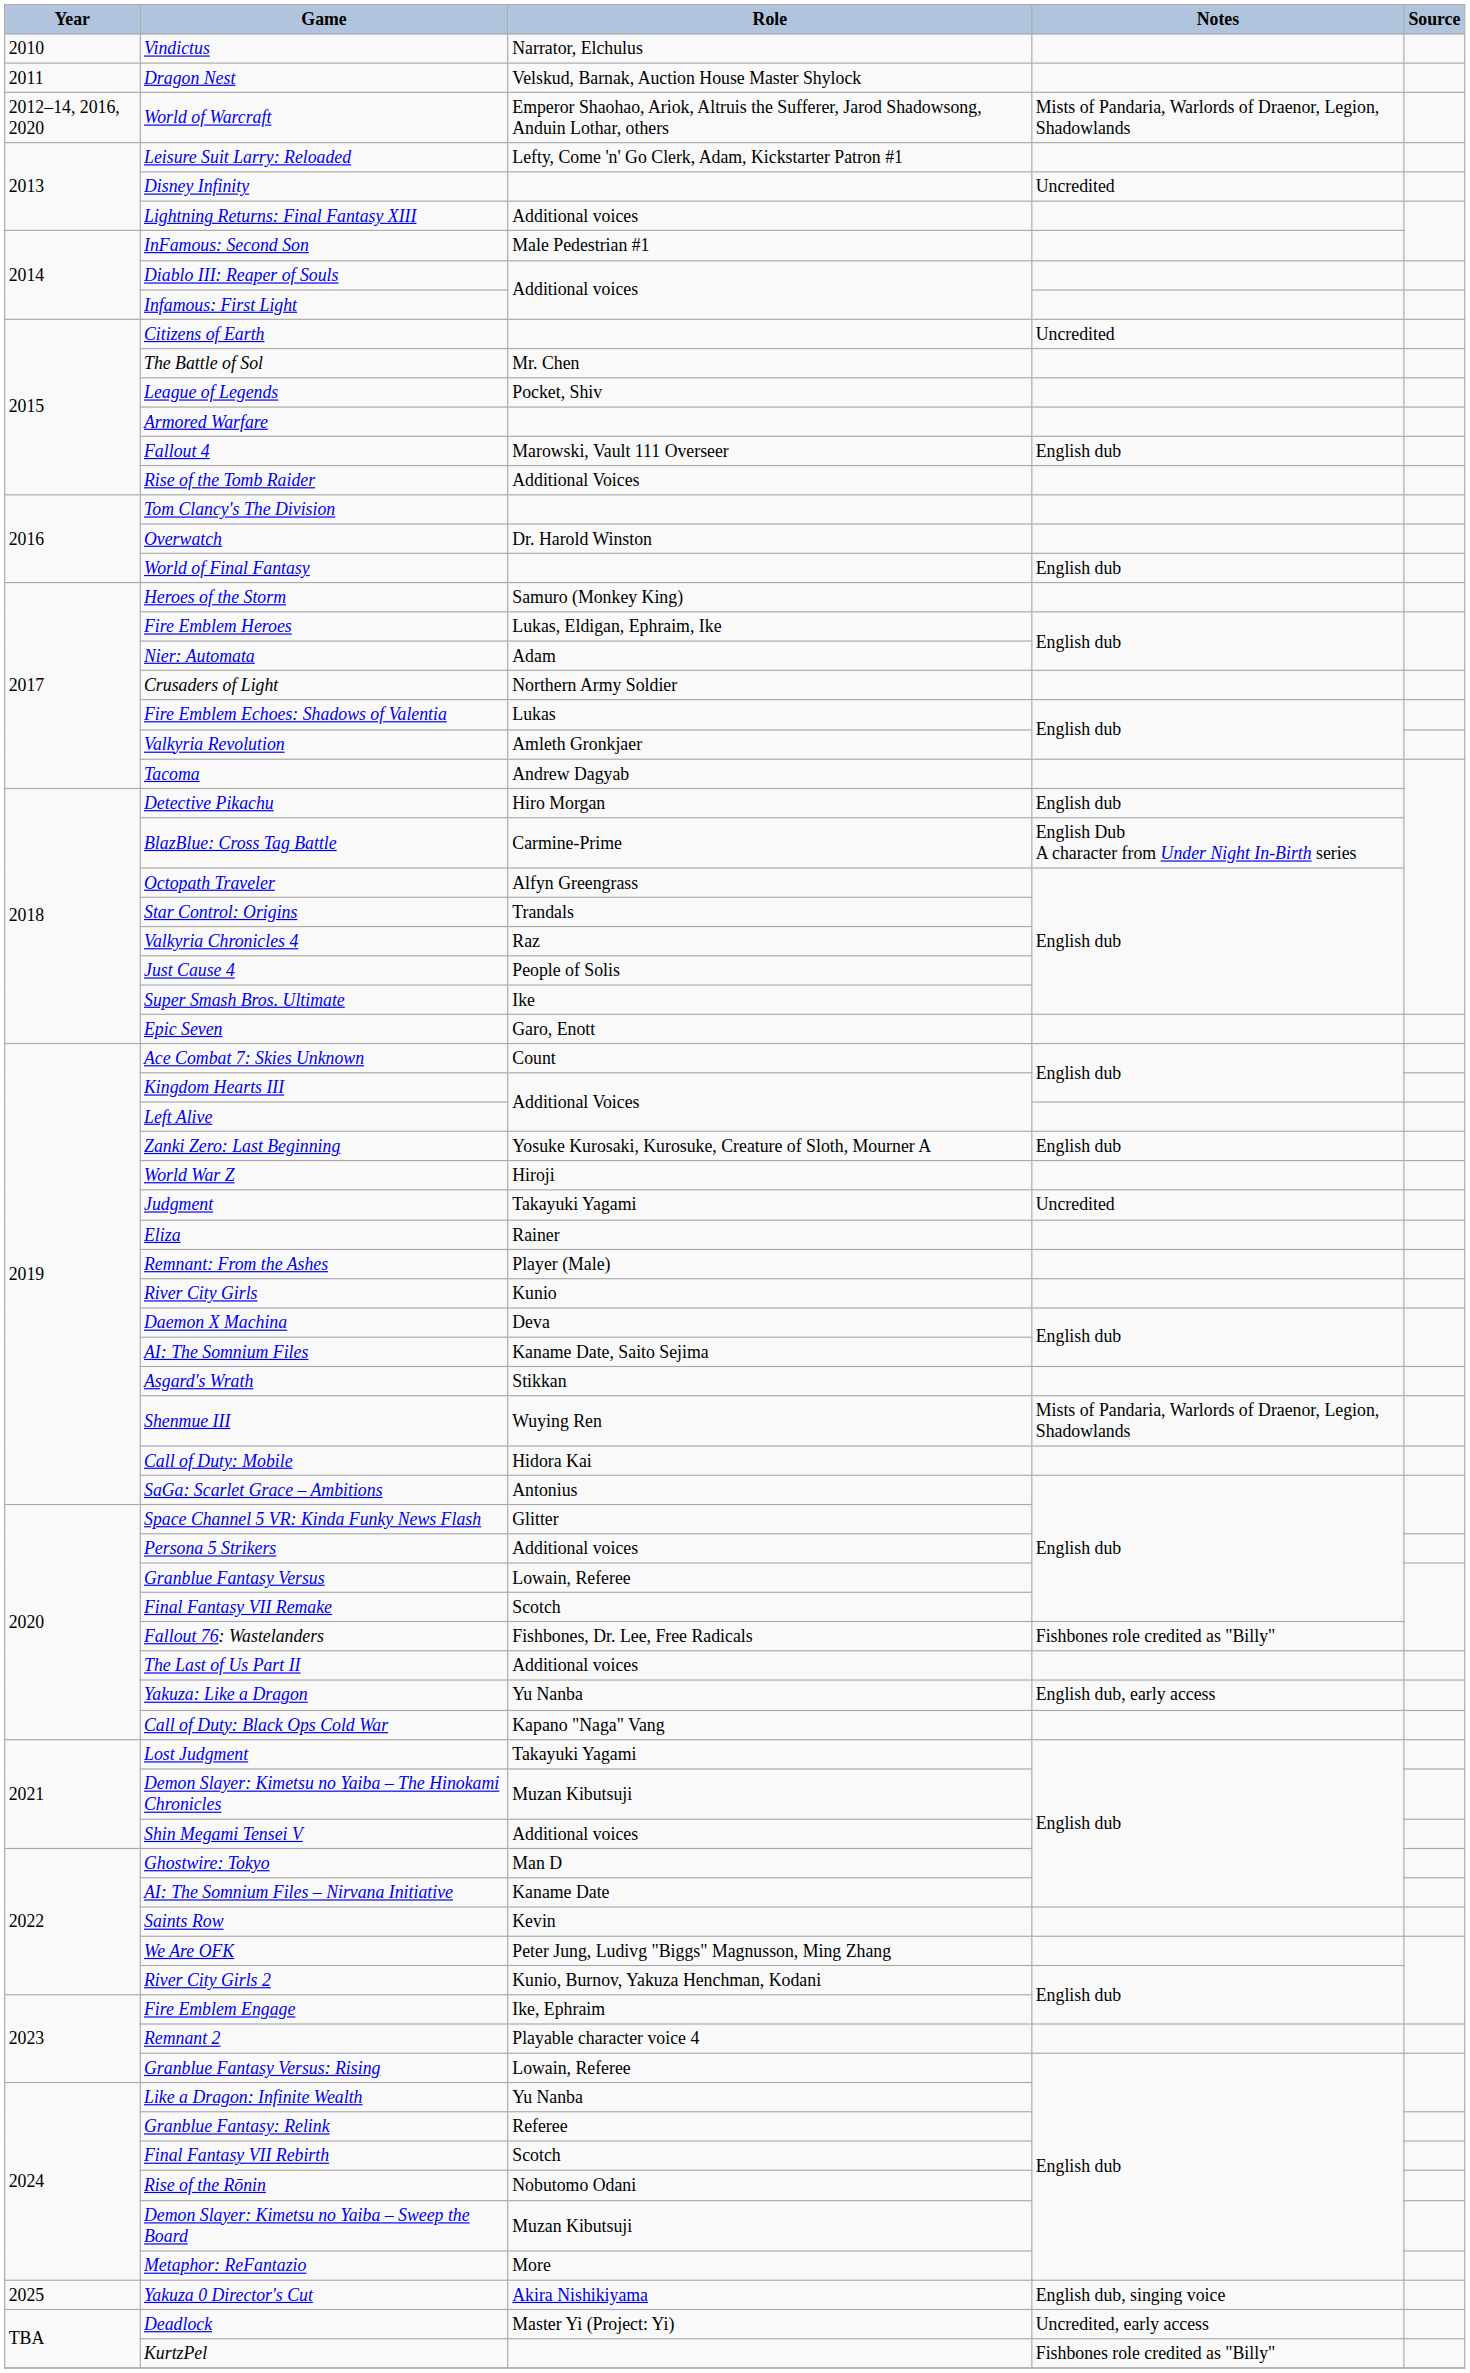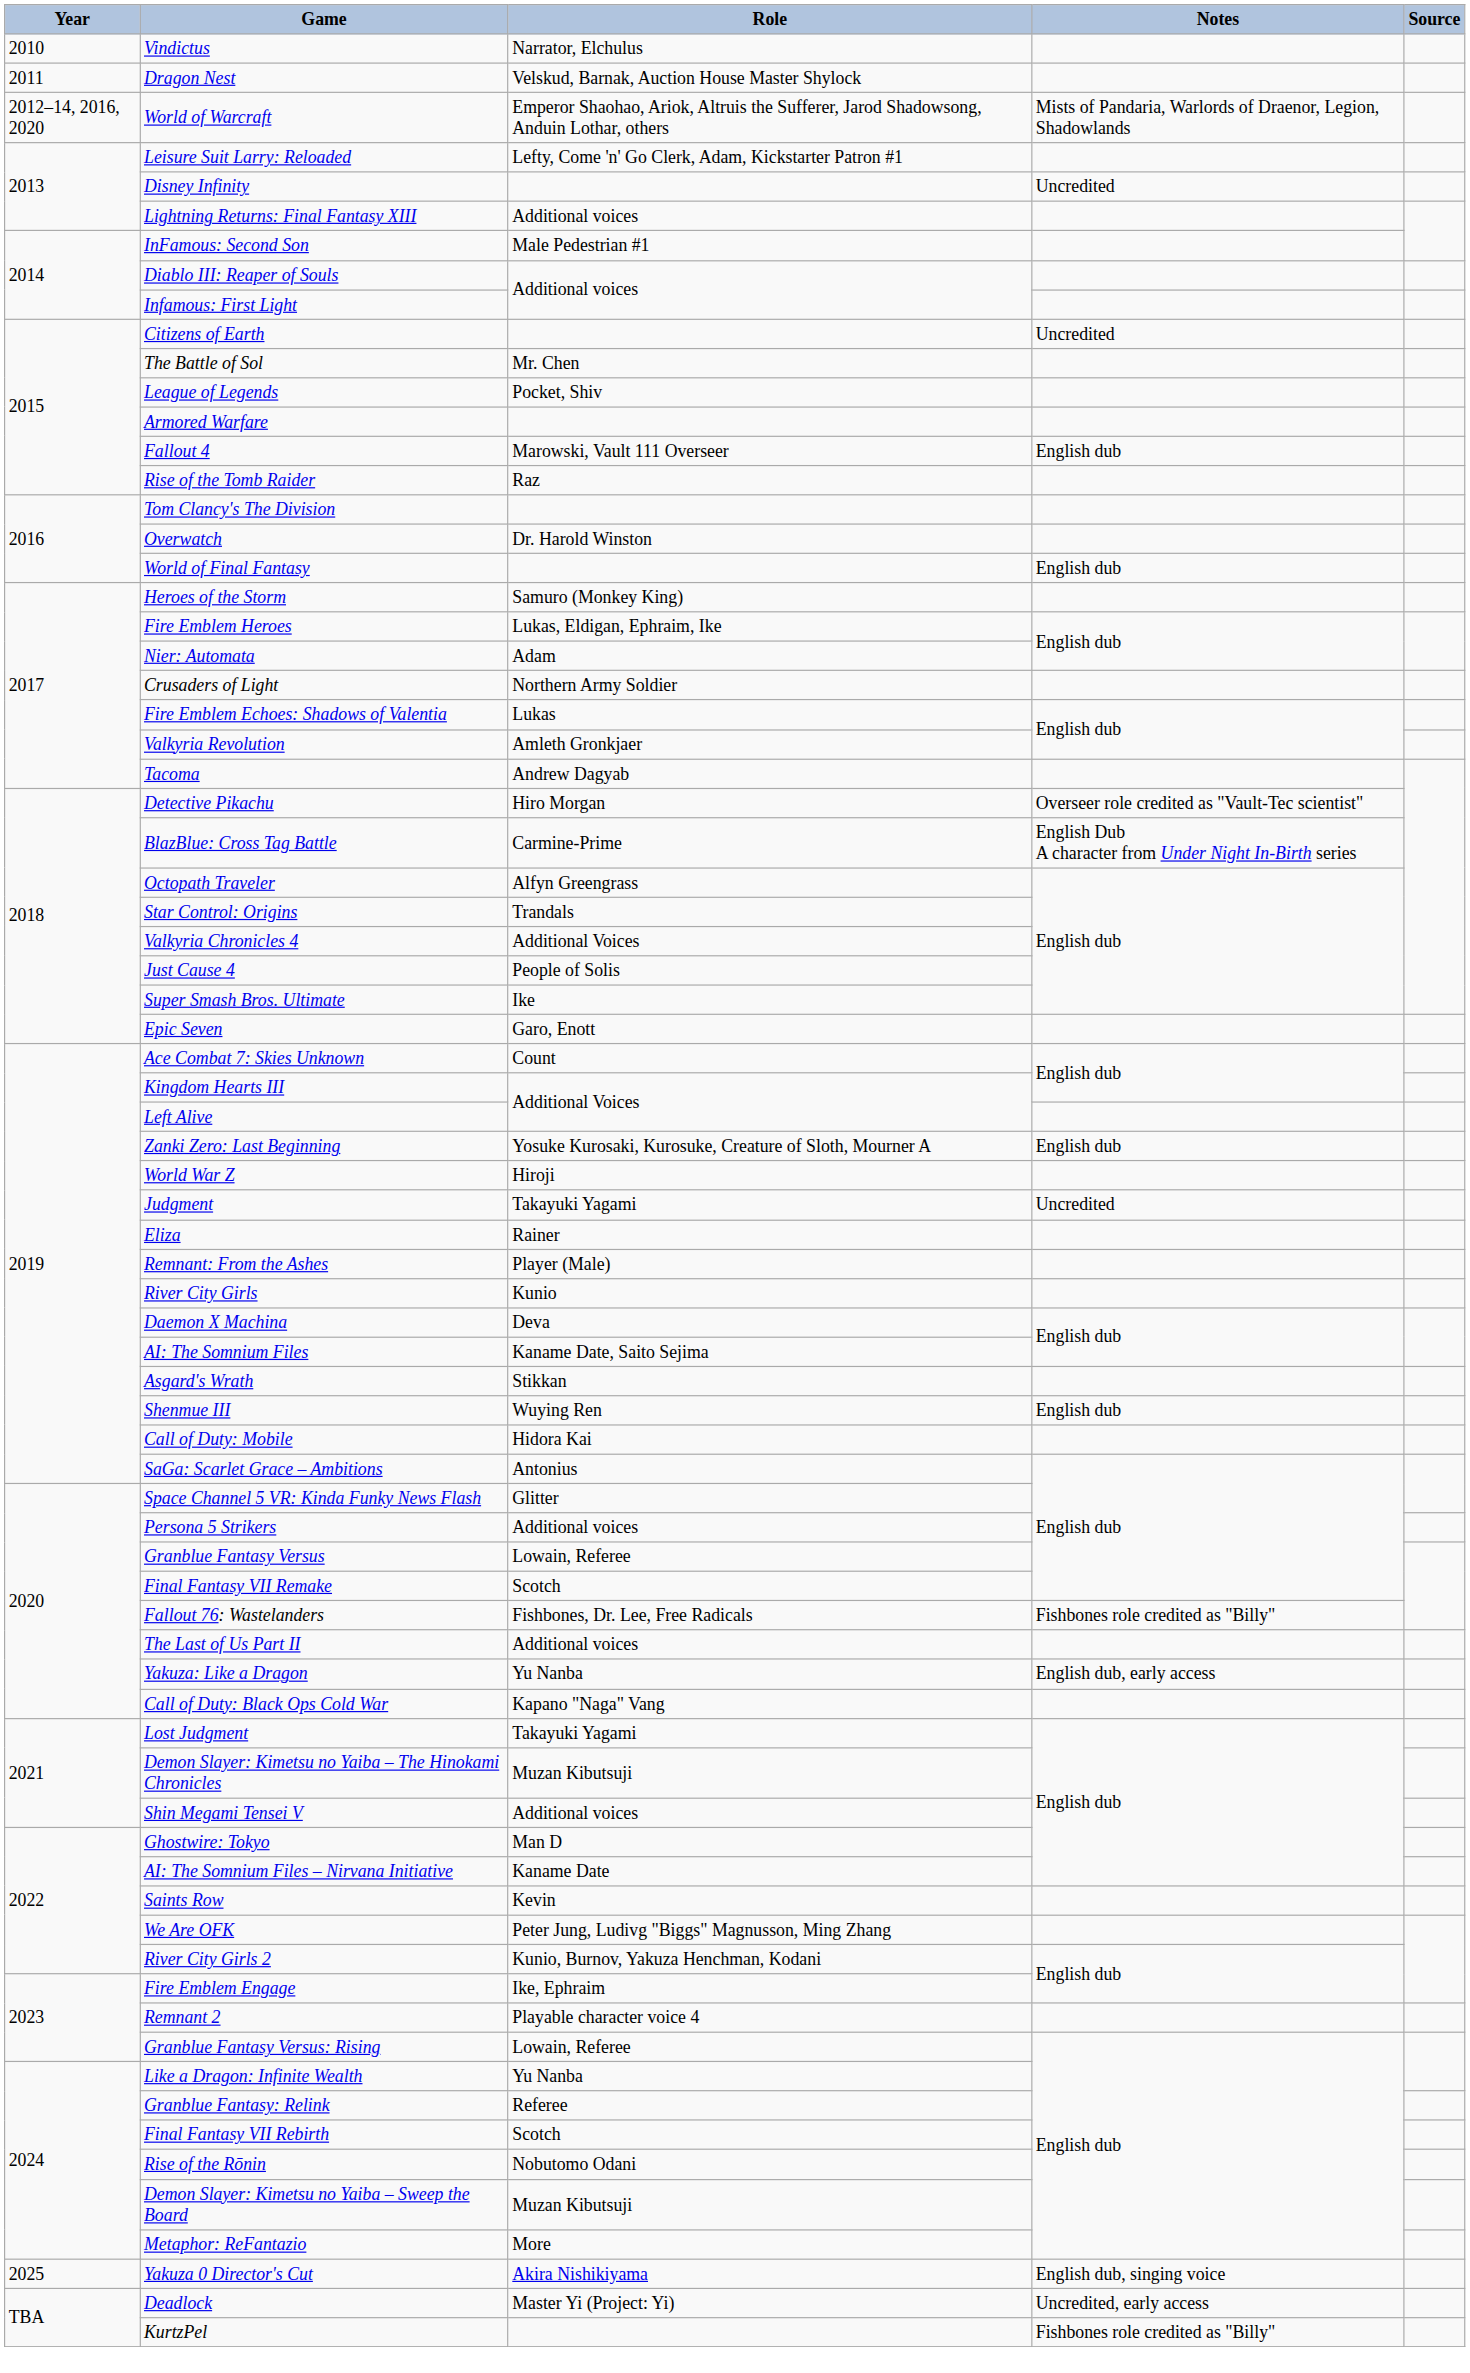(576, 480) Additional Voices -> (526, 480) Raz
(1078, 802) English dub -> (1200, 802) Overseer role credited as "Vault-Tec scientist"
(526, 941) Raz -> (576, 941) Additional Voices
(1207, 1420) Mists of Pandaria, Warlords of Draenor, Legion, Shadowlands -> (1078, 1410) English dub
